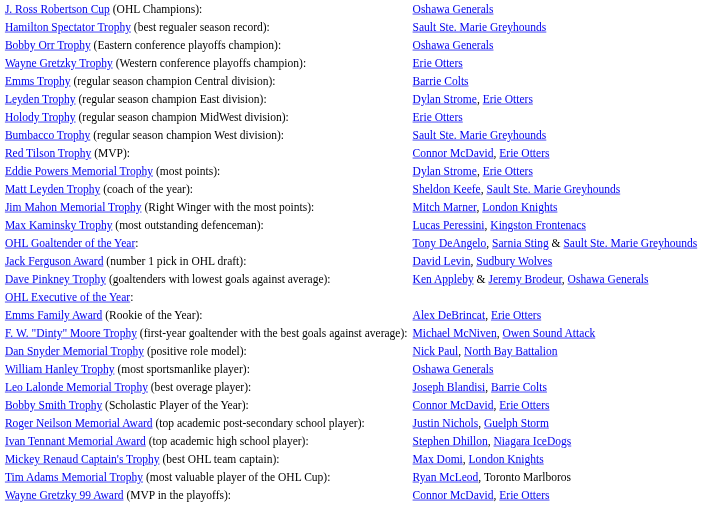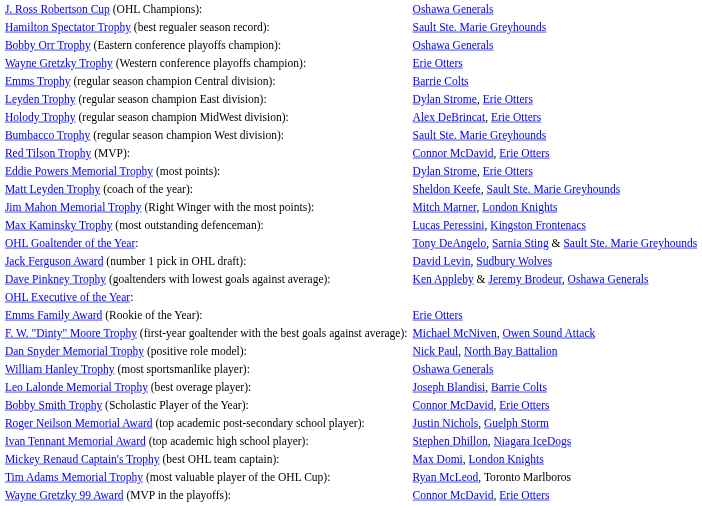(438, 117) Erie Otters -> (477, 117) Alex DeBrincat, Erie Otters
(477, 315) Alex DeBrincat, Erie Otters -> (438, 315) Erie Otters
